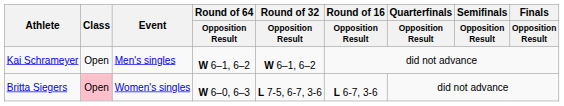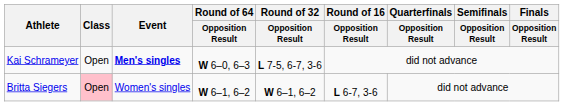(145, 61) normal -> (148, 61) bold
(224, 66) W 6–1, 6–2 -> (224, 66) W 6–0, 6–3
(290, 66) W 6–1, 6–2 -> (290, 66) L 7-5, 6-7, 3-6
(224, 93) W 6–0, 6–3 -> (224, 93) W 6–1, 6–2
(290, 93) L 7-5, 6-7, 3-6 -> (290, 93) W 6–1, 6–2
